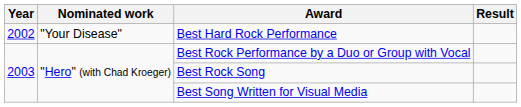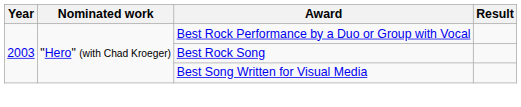- row: (257, 33)
